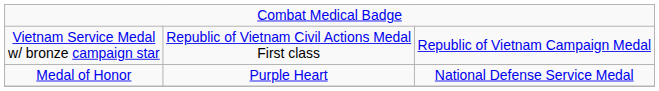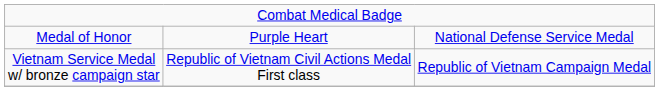rows swapped: (84, 75) <-> (84, 45)
